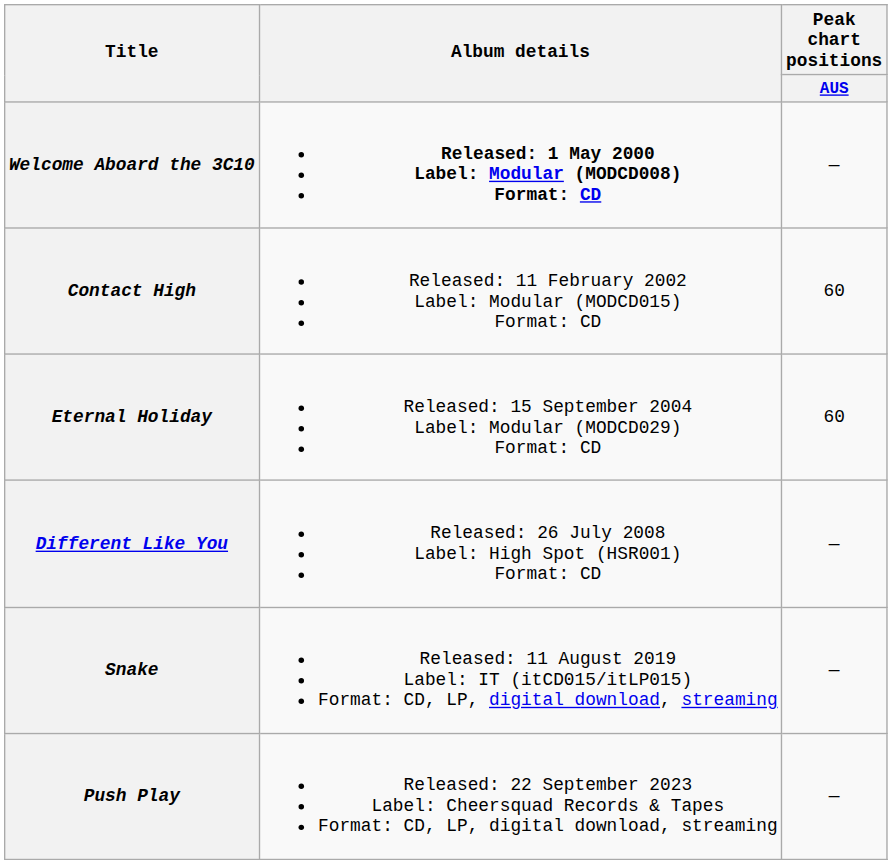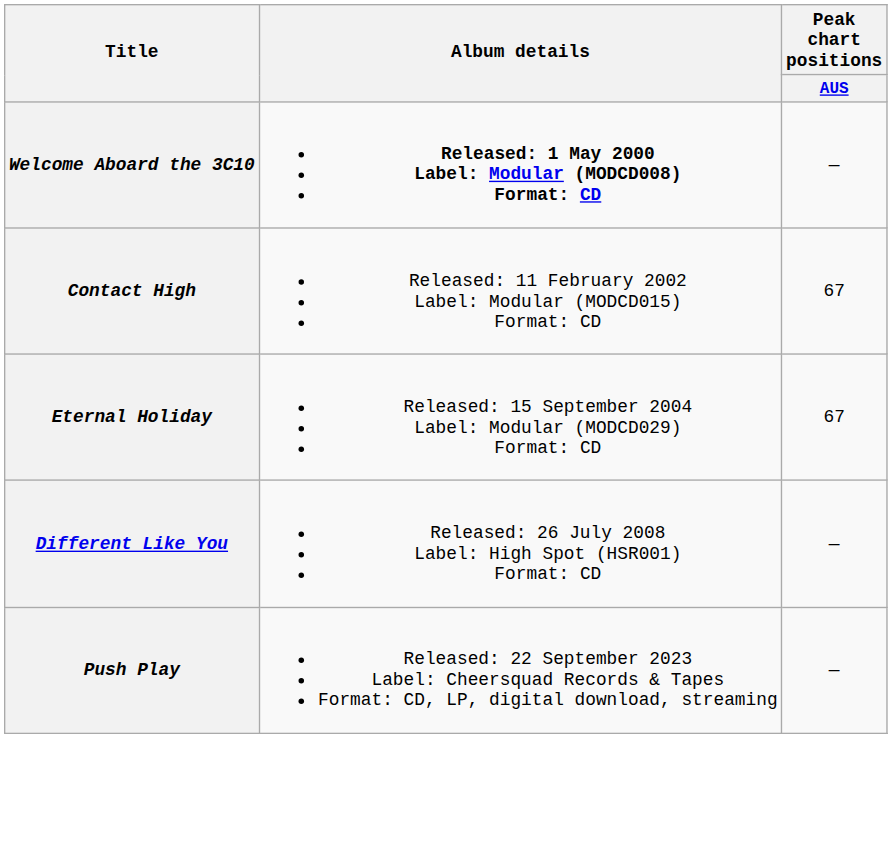(834, 291) 60 -> (834, 291) 67
(834, 417) 60 -> (834, 417) 67
- row: (132, 670)
